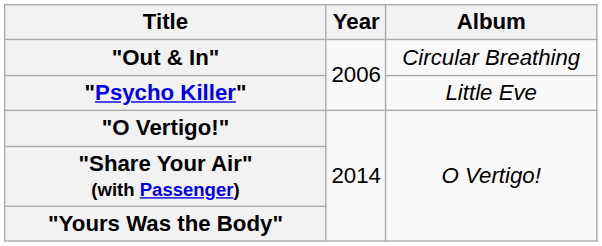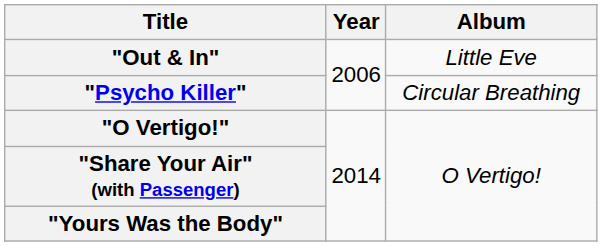(491, 57) Circular Breathing -> (491, 57) Little Eve
(491, 92) Little Eve -> (491, 92) Circular Breathing
